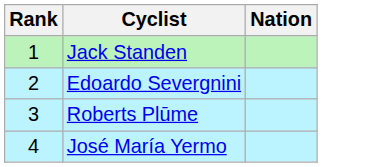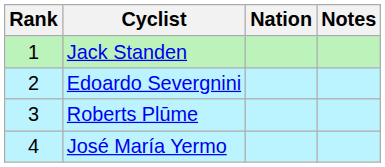+ column: (349, 20)
